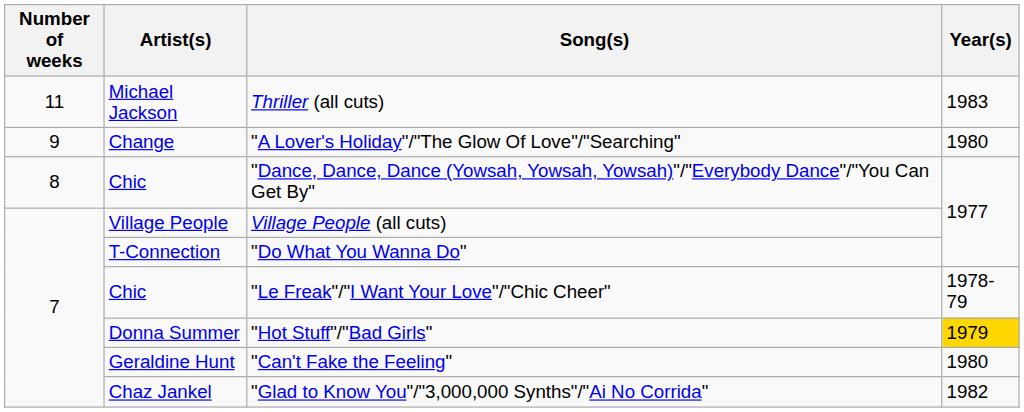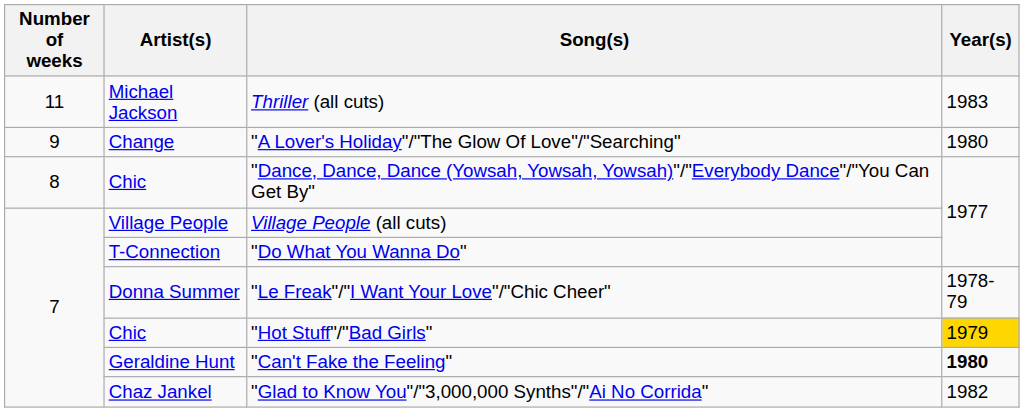(127, 292) Chic -> (174, 292) Donna Summer
(174, 332) Donna Summer -> (127, 332) Chic
(967, 362) normal -> (967, 362) bold
